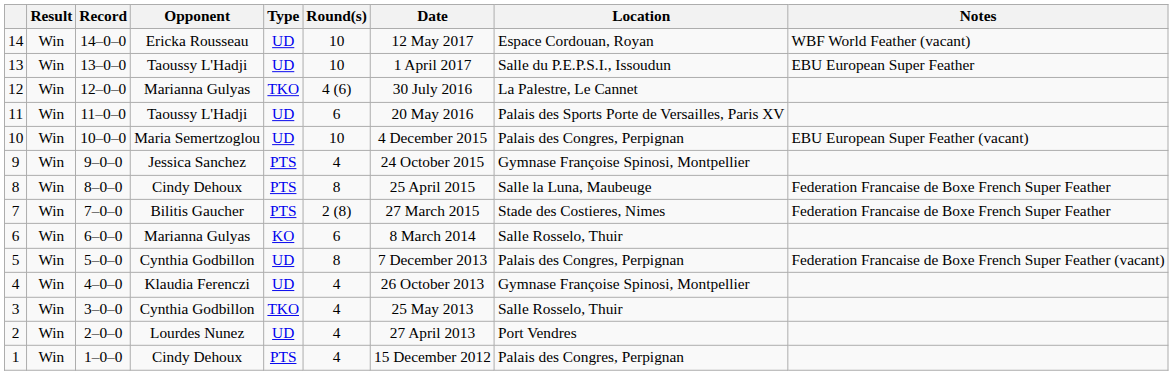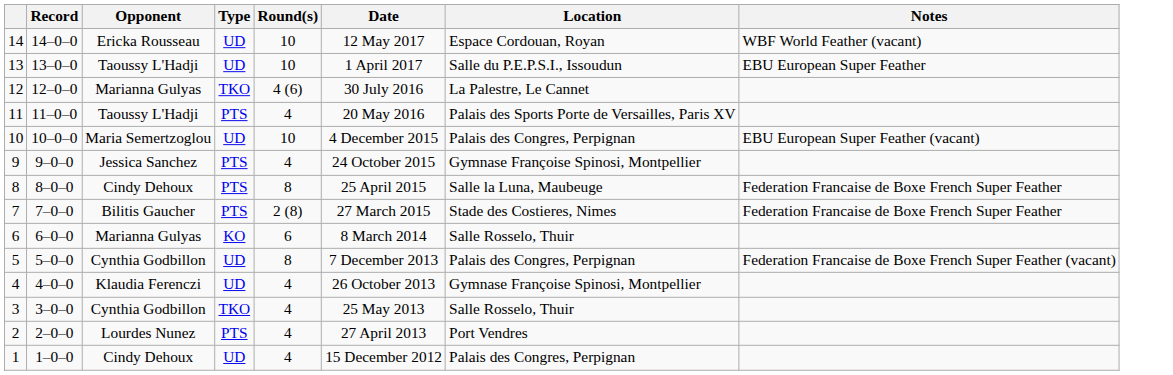- column: (51, 16)
(283, 114) UD -> (234, 114) PTS
(337, 114) 6 -> (288, 114) 4
(283, 333) UD -> (234, 333) PTS
(283, 357) PTS -> (234, 357) UD
